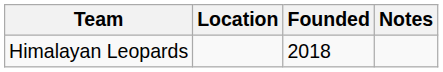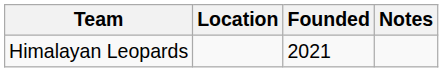(309, 50) 2018 -> (309, 50) 2021
